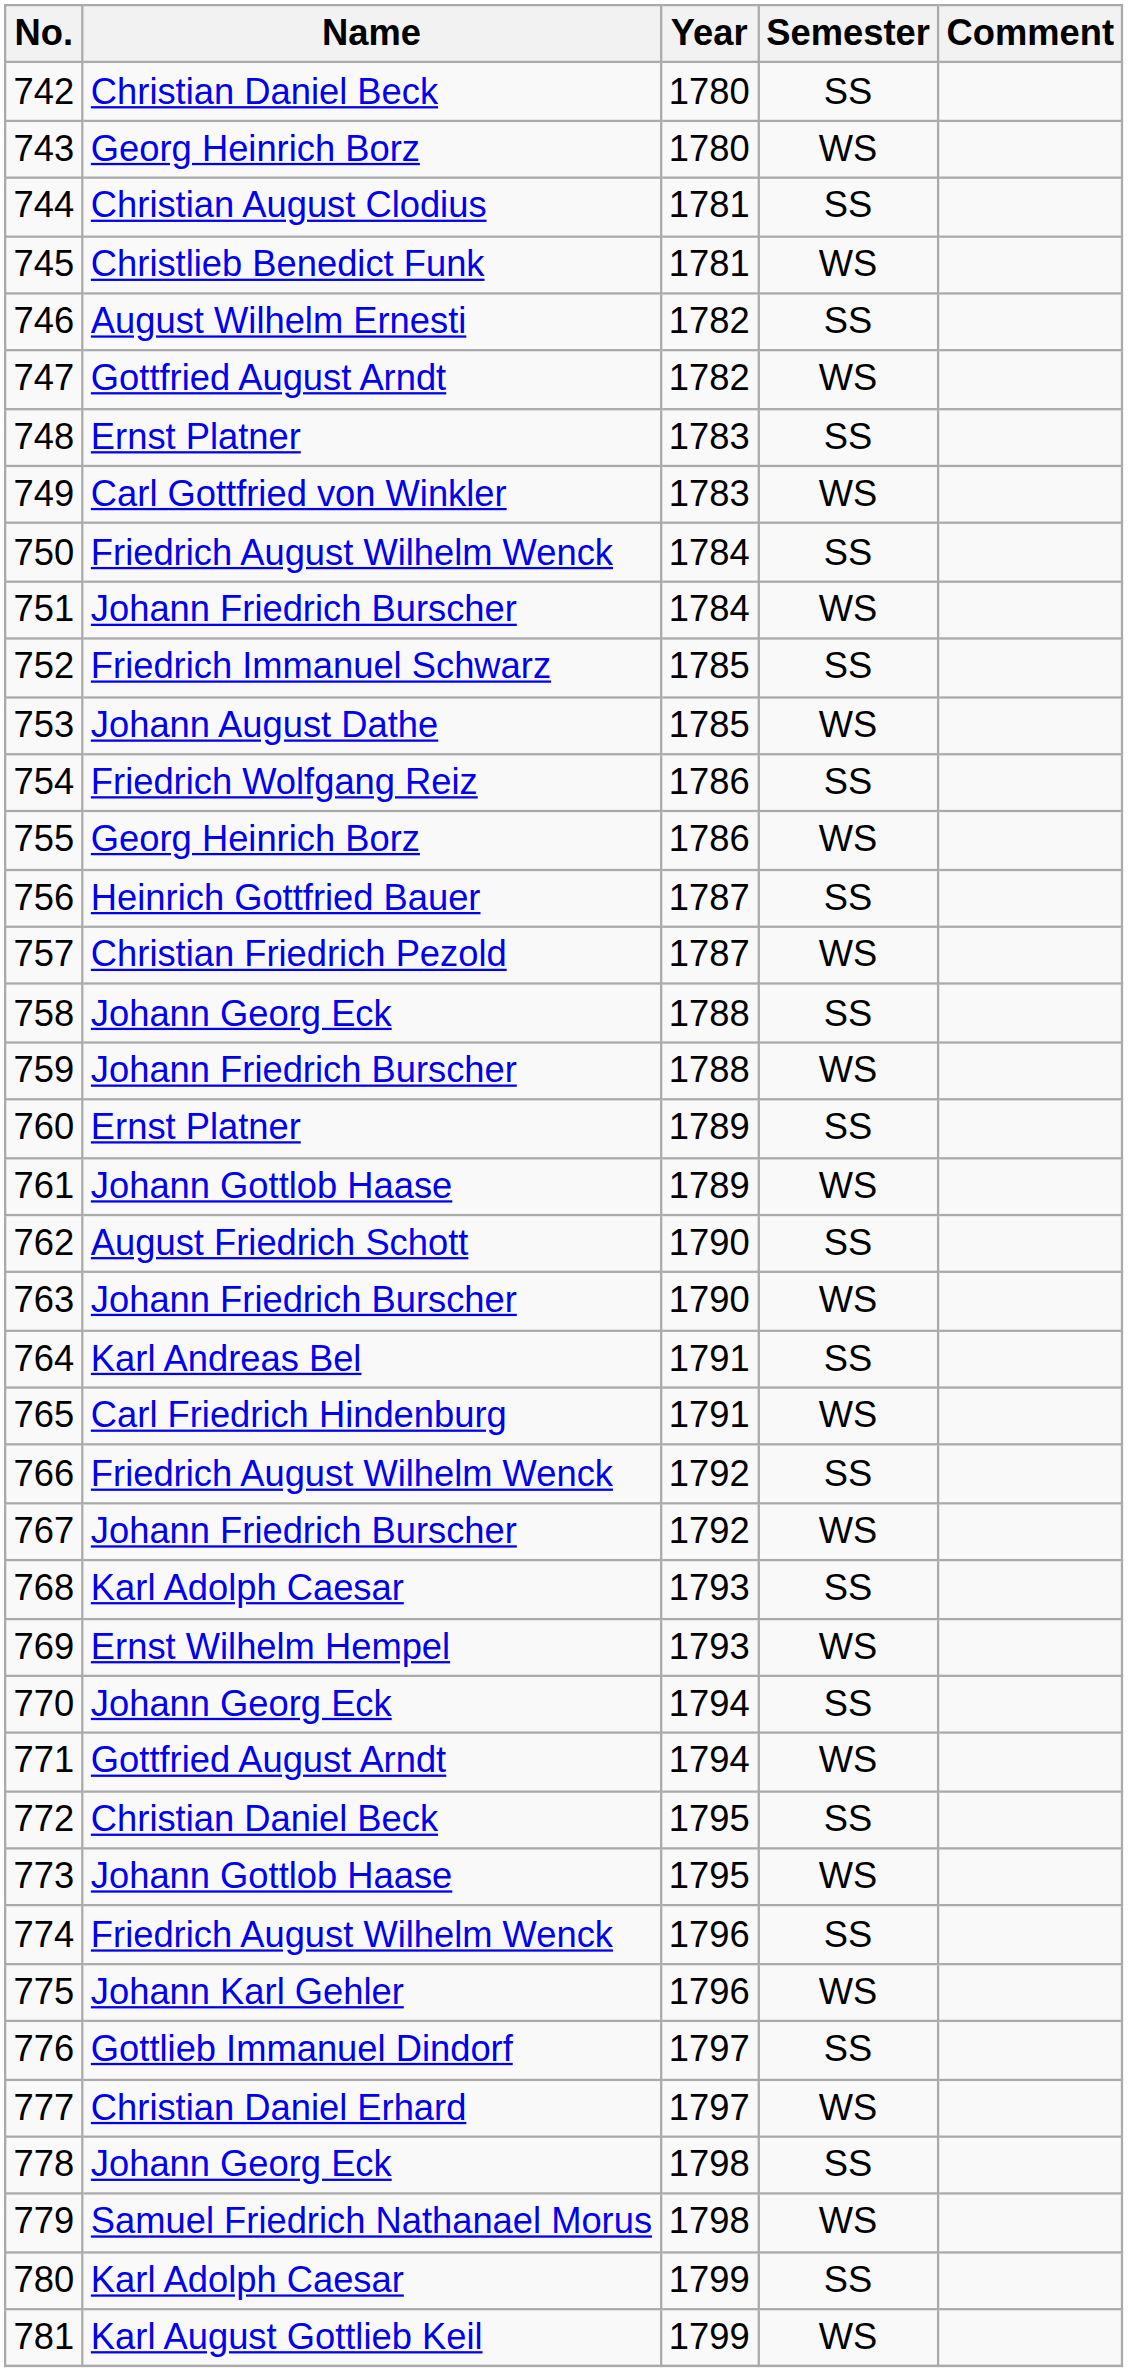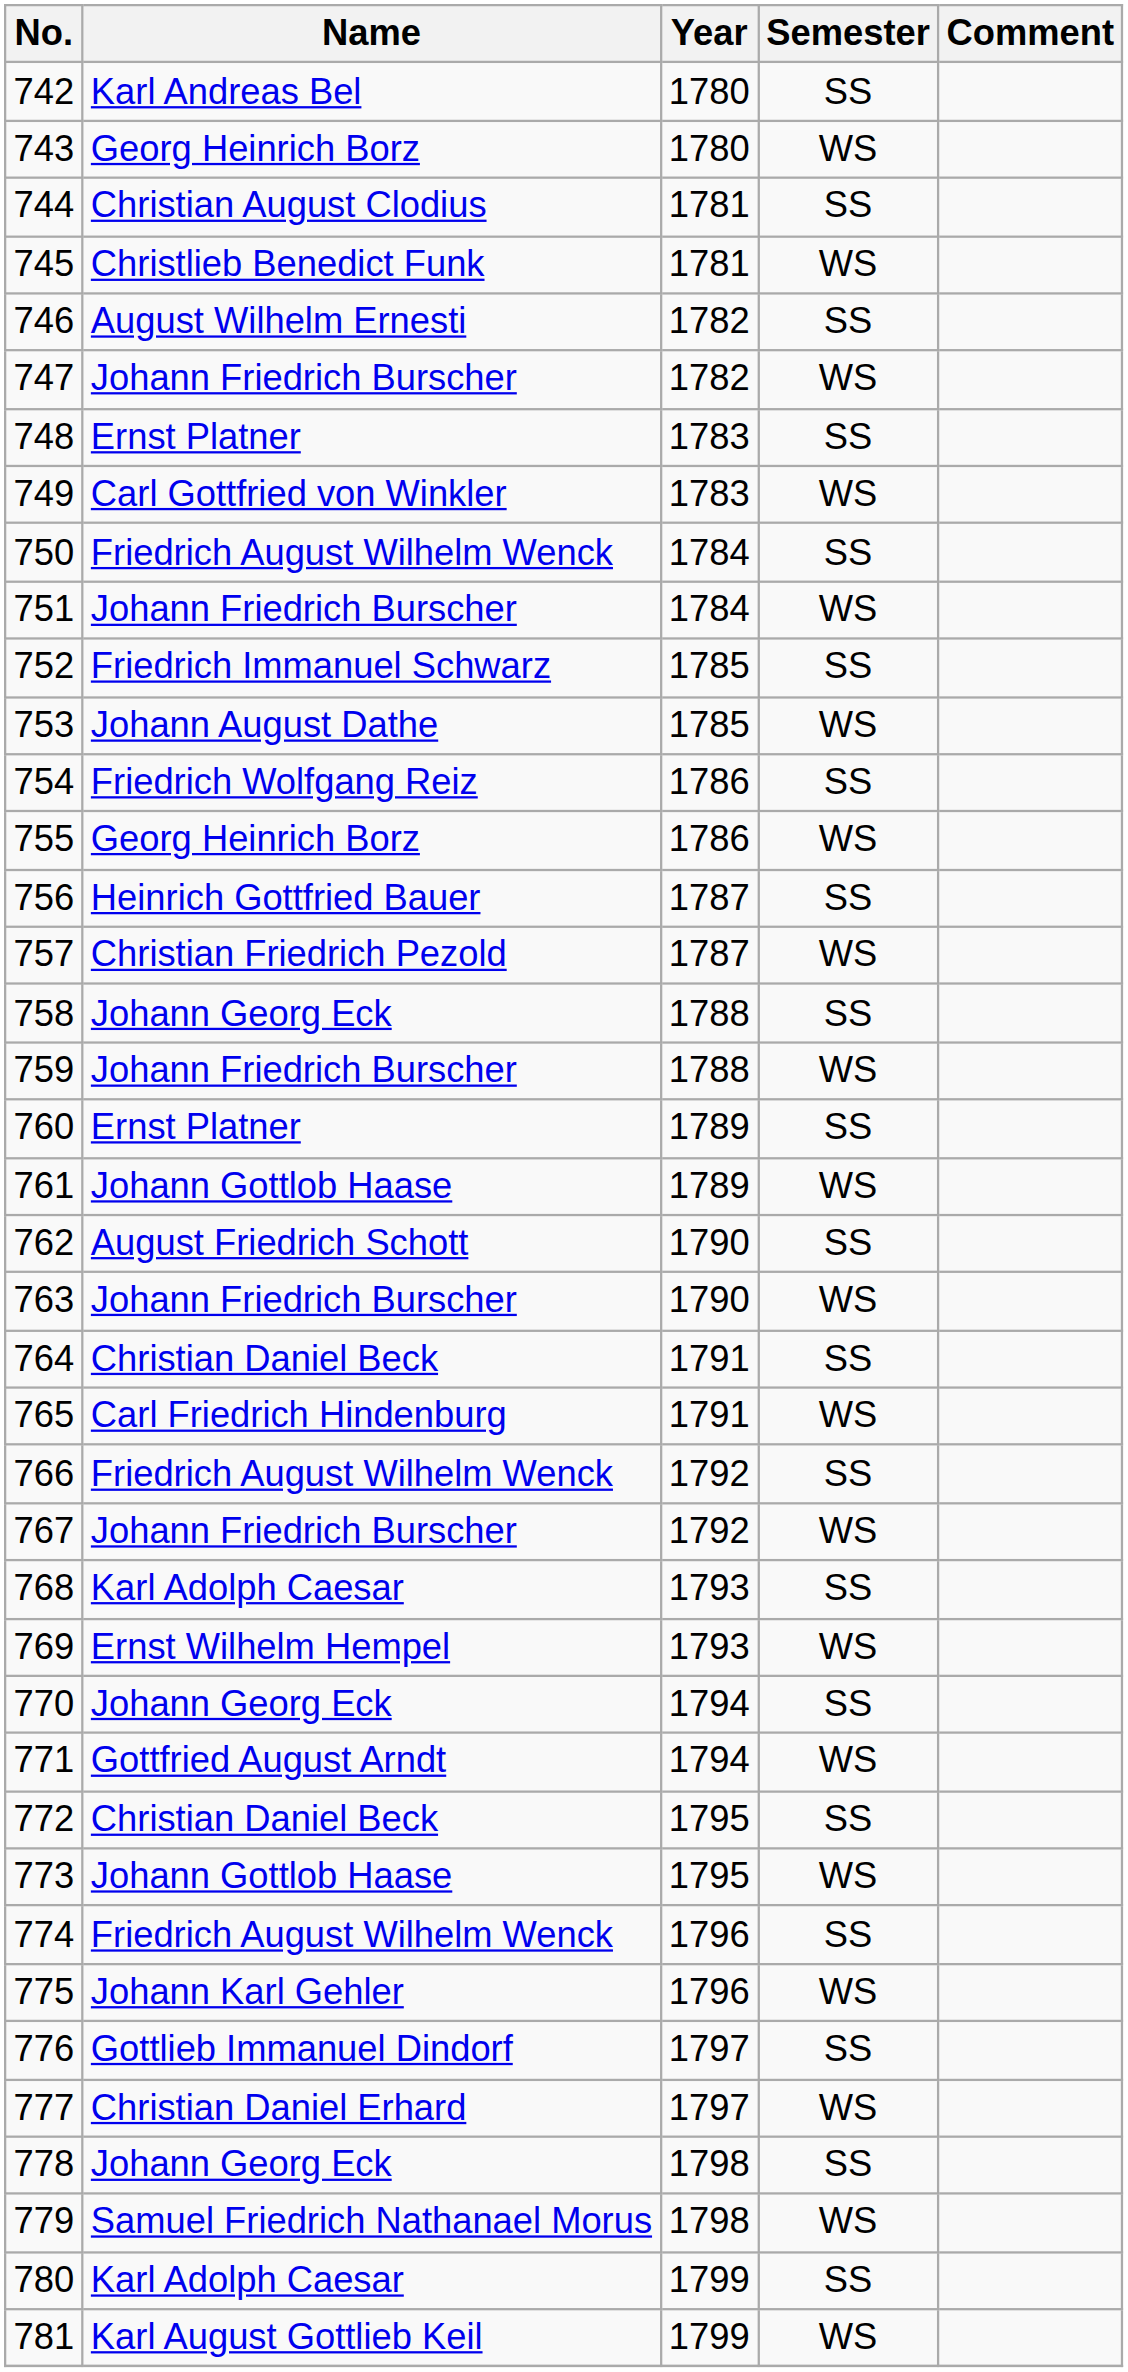(264, 90) Christian Daniel Beck -> (226, 90) Karl Andreas Bel
(269, 378) Gottfried August Arndt -> (304, 378) Johann Friedrich Burscher
(226, 1358) Karl Andreas Bel -> (264, 1358) Christian Daniel Beck
